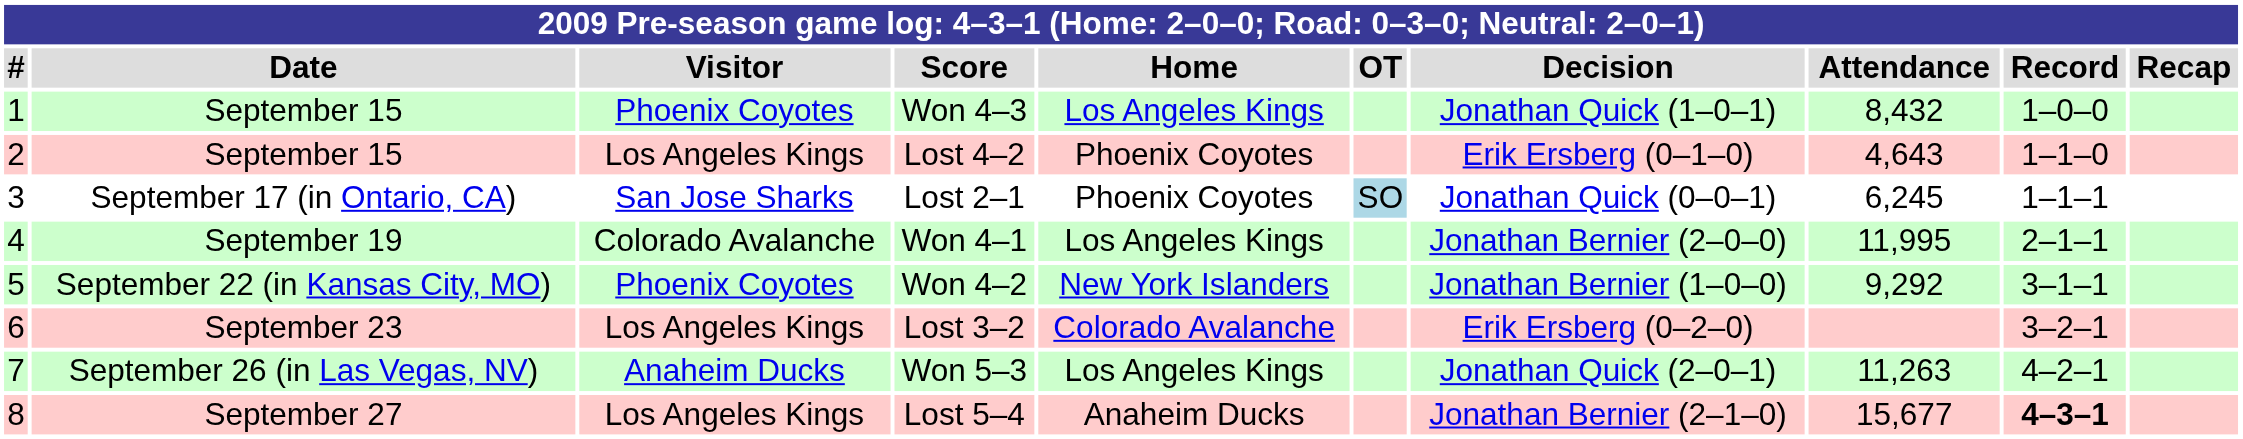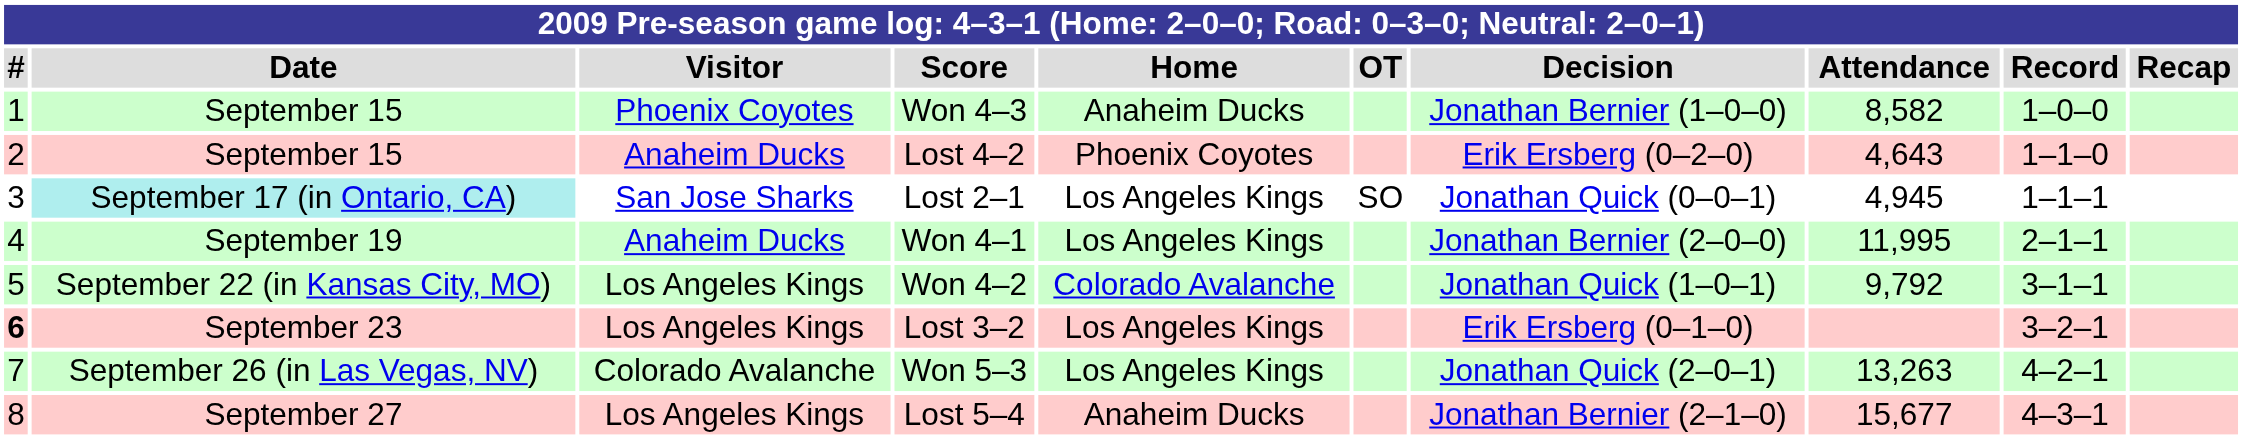(1194, 110) Los Angeles Kings -> (1194, 110) Anaheim Ducks
(1608, 110) Jonathan Quick (1–0–1) -> (1608, 110) Jonathan Bernier (1–0–0)
(1904, 110) 8,432 -> (1904, 110) 8,582
(734, 154) Los Angeles Kings -> (734, 154) Anaheim Ducks
(1608, 154) Erik Ersberg (0–1–0) -> (1608, 154) Erik Ersberg (0–2–0)
(303, 197) no background -> (303, 197) paleturquoise background
(1194, 197) Phoenix Coyotes -> (1194, 197) Los Angeles Kings
(1380, 197) lightblue background -> (1380, 197) no background
(1904, 197) 6,245 -> (1904, 197) 4,945
(734, 240) Colorado Avalanche -> (734, 240) Anaheim Ducks
(734, 284) Phoenix Coyotes -> (734, 284) Los Angeles Kings
(1194, 284) New York Islanders -> (1194, 284) Colorado Avalanche
(1608, 284) Jonathan Bernier (1–0–0) -> (1608, 284) Jonathan Quick (1–0–1)
(1904, 284) 9,292 -> (1904, 284) 9,792
(16, 327) normal -> (16, 327) bold
(1194, 327) Colorado Avalanche -> (1194, 327) Los Angeles Kings
(1608, 327) Erik Ersberg (0–2–0) -> (1608, 327) Erik Ersberg (0–1–0)
(734, 370) Anaheim Ducks -> (734, 370) Colorado Avalanche
(1904, 370) 11,263 -> (1904, 370) 13,263
(2065, 414) bold -> (2065, 414) normal
